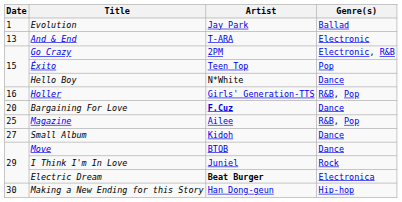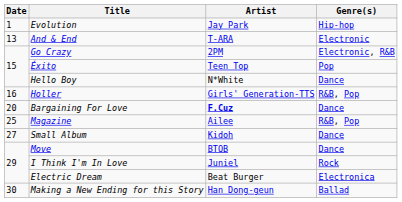(334, 25) Ballad -> (336, 25) Hip-hop
(236, 176) bold -> (236, 176) normal
(336, 190) Hip-hop -> (334, 190) Ballad
